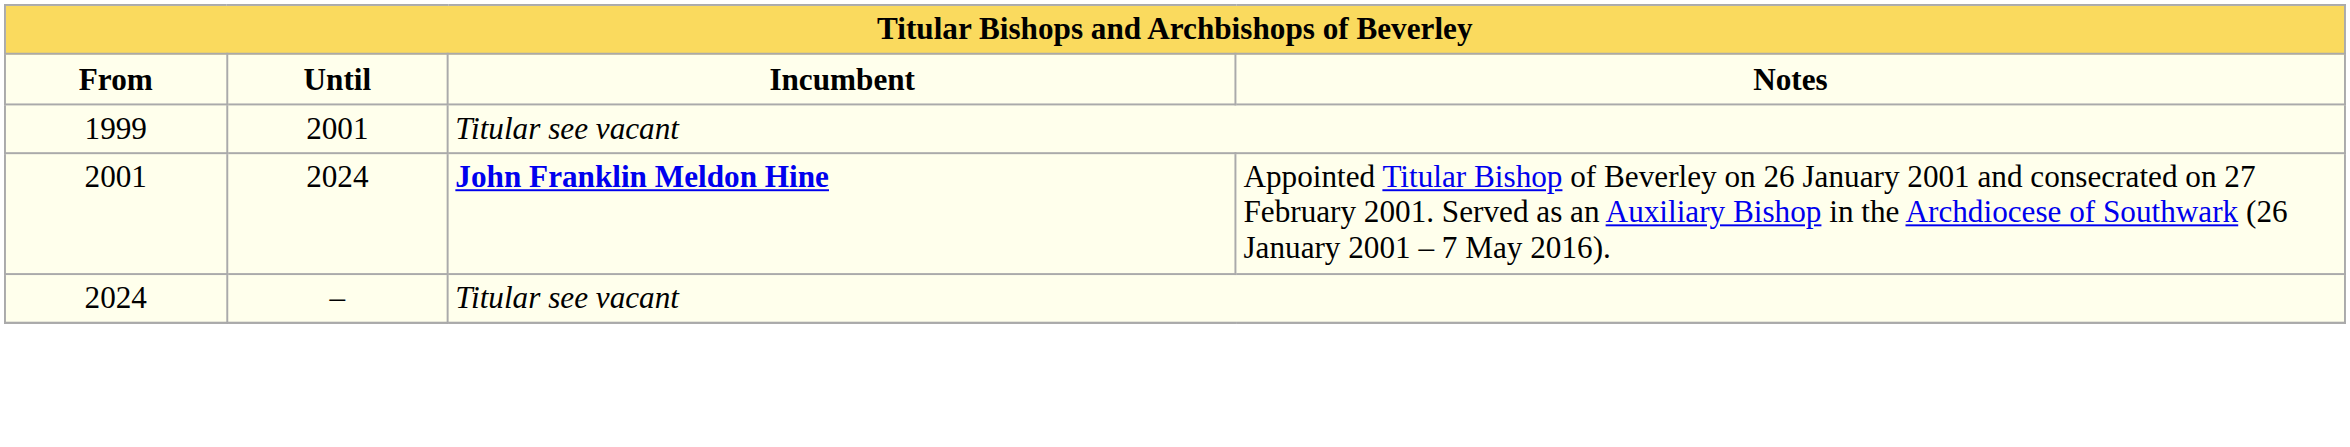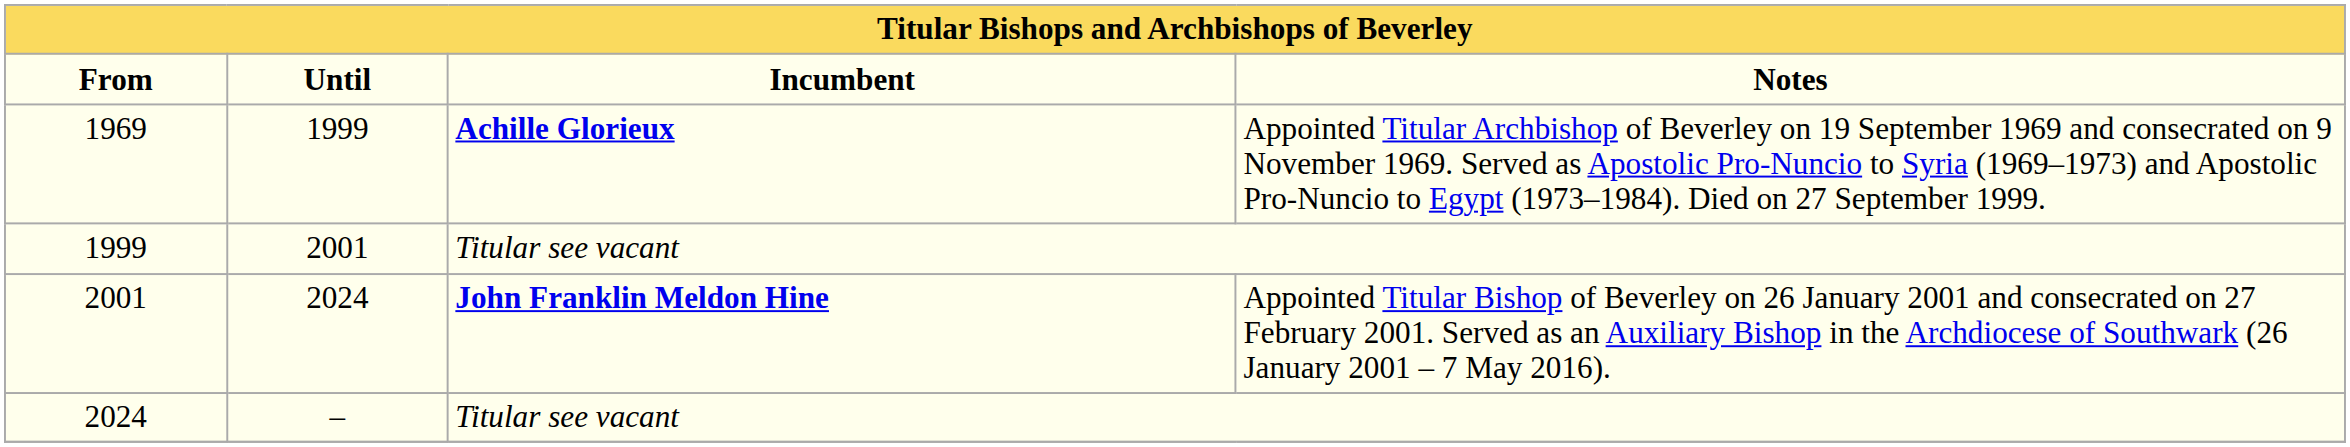+ row: (116, 128)
